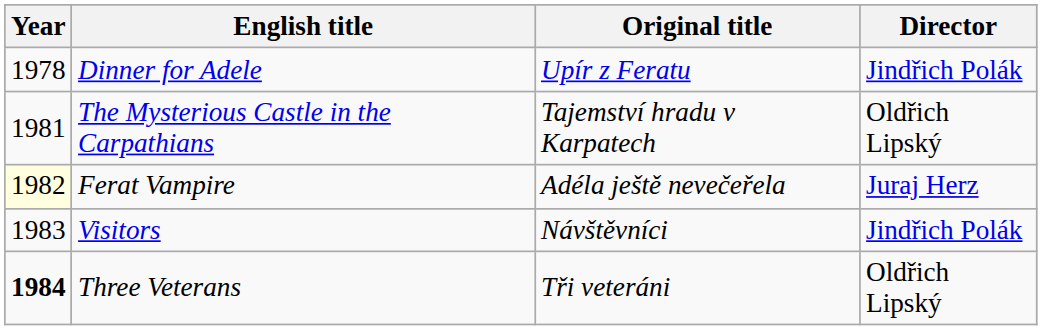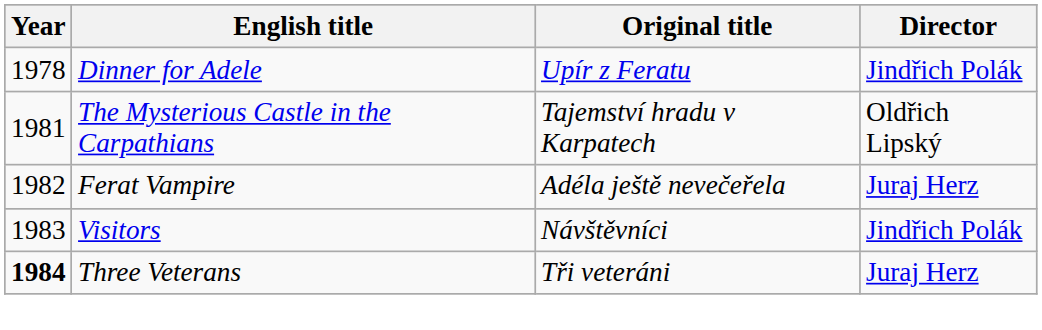(38, 186) lightyellow background -> (38, 186) no background
(908, 287) Oldřich Lipský -> (922, 272) Juraj Herz
